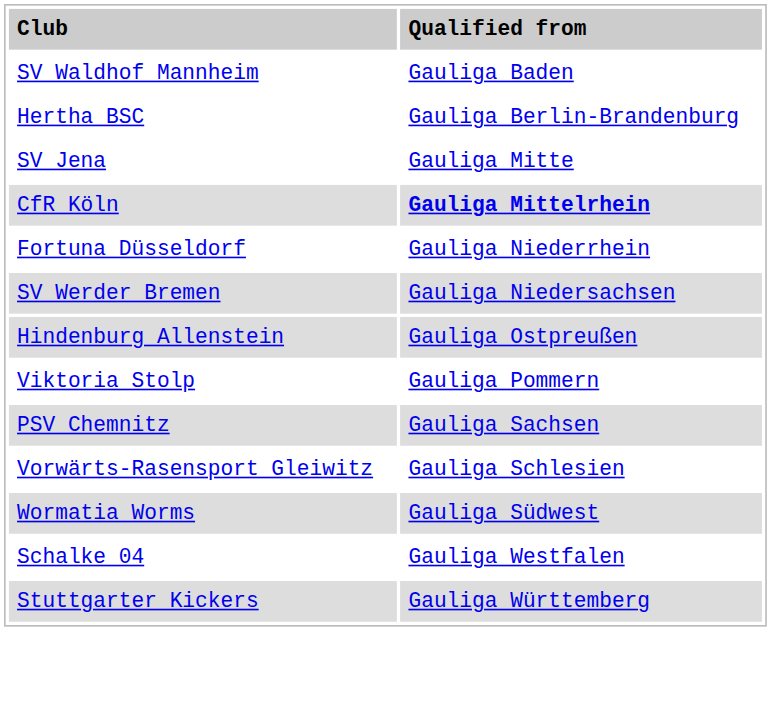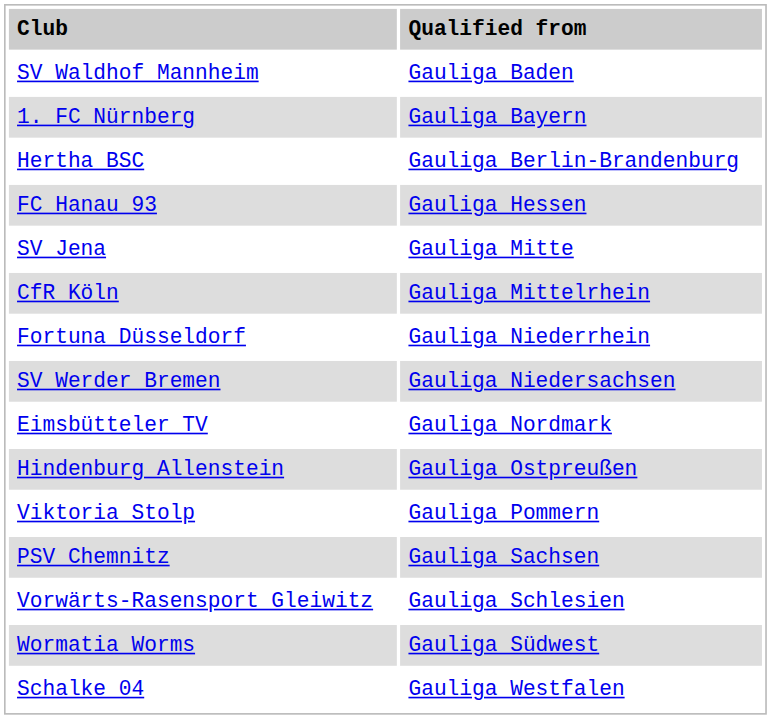+ row: (106, 117)
+ row: (87, 205)
(529, 205) bold -> (529, 293) normal
+ row: (112, 425)
- row: (138, 601)
